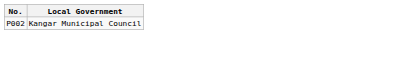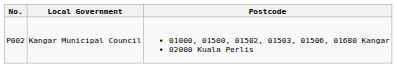+ column: (267, 11)
